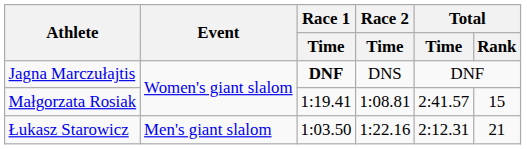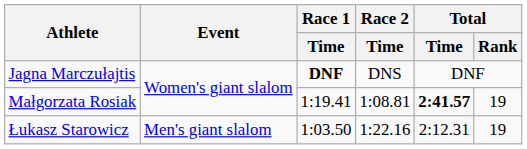(444, 102) normal -> (444, 102) bold
(497, 102) 15 -> (498, 102) 19
(497, 129) 21 -> (498, 129) 19
